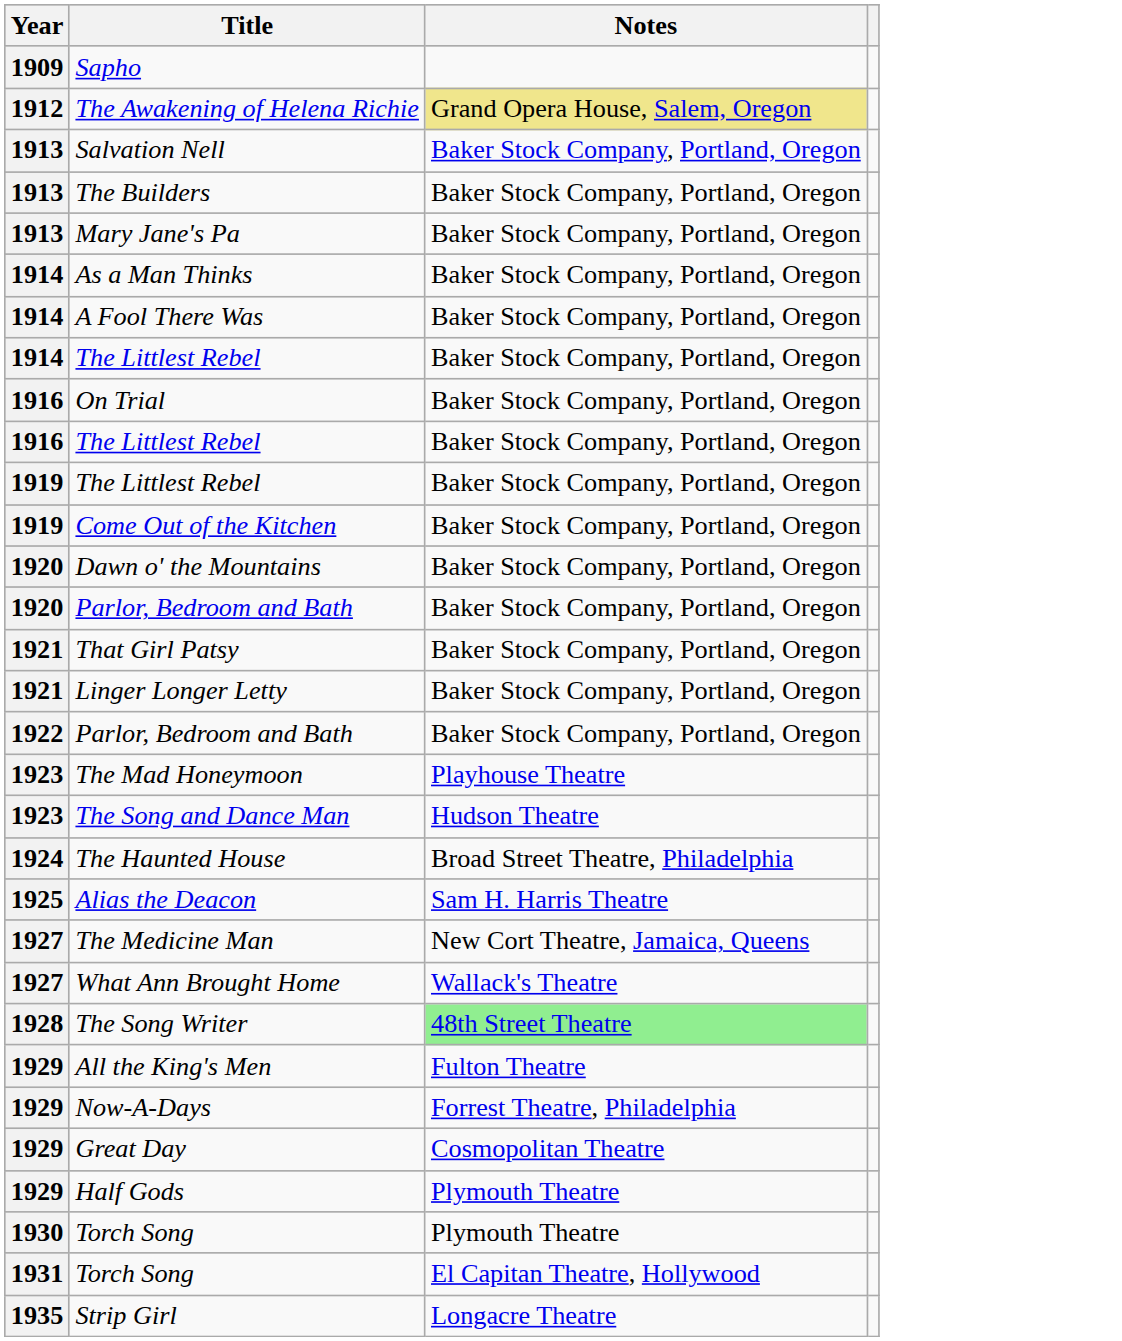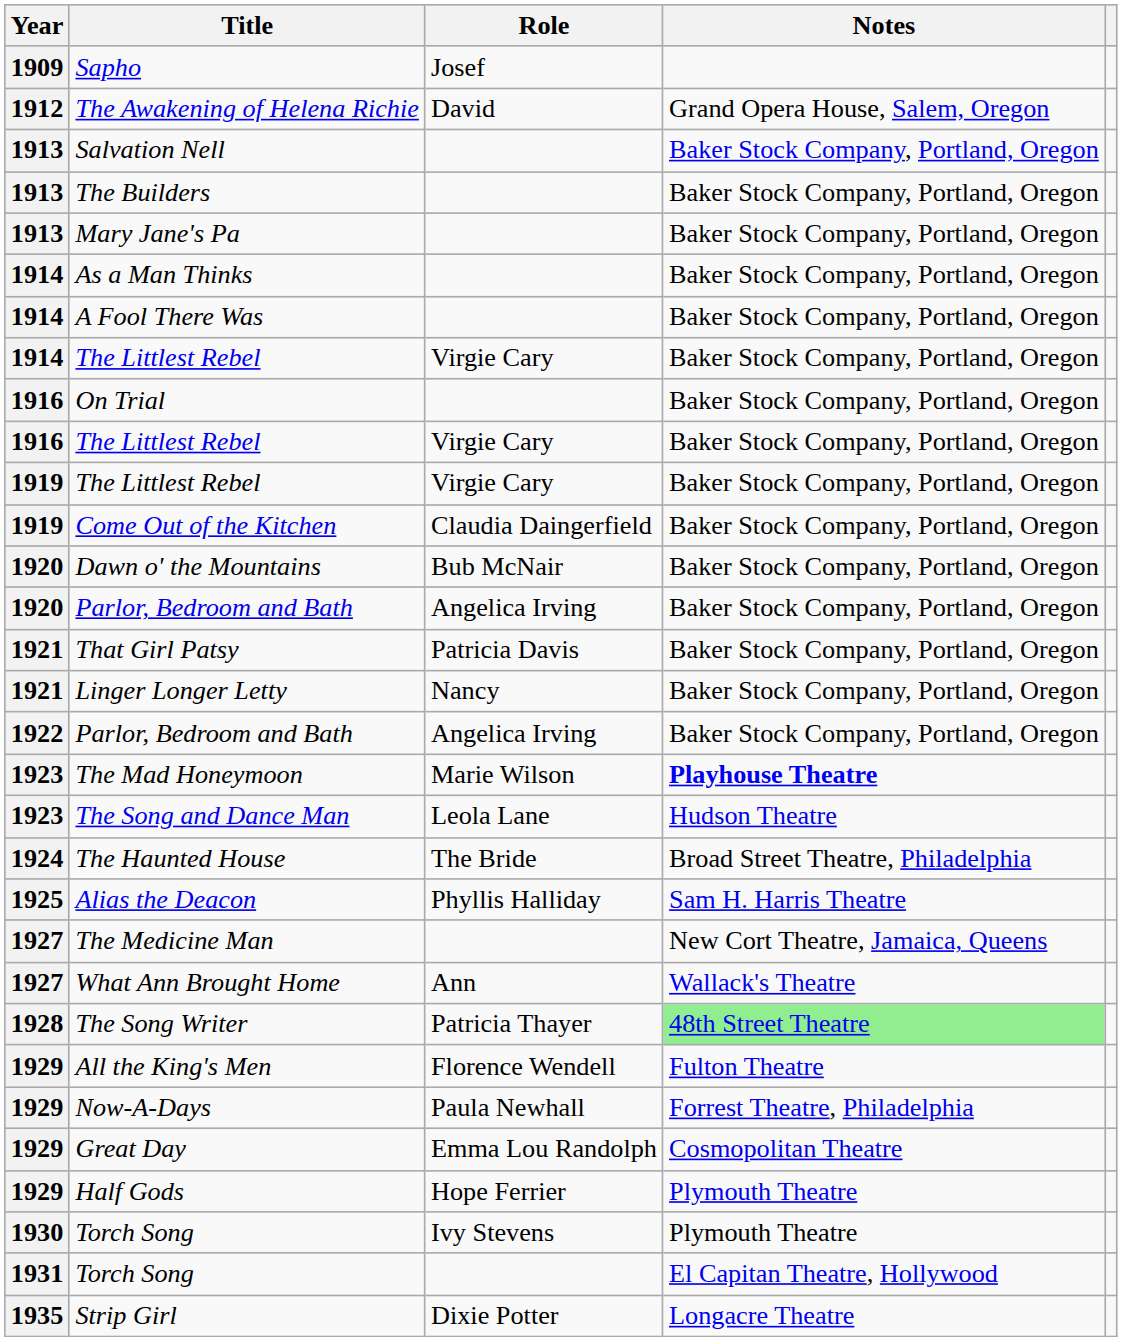+ column: (544, 25)
(621, 108) khaki background -> (859, 108) no background
(528, 774) normal -> (773, 774) bold
